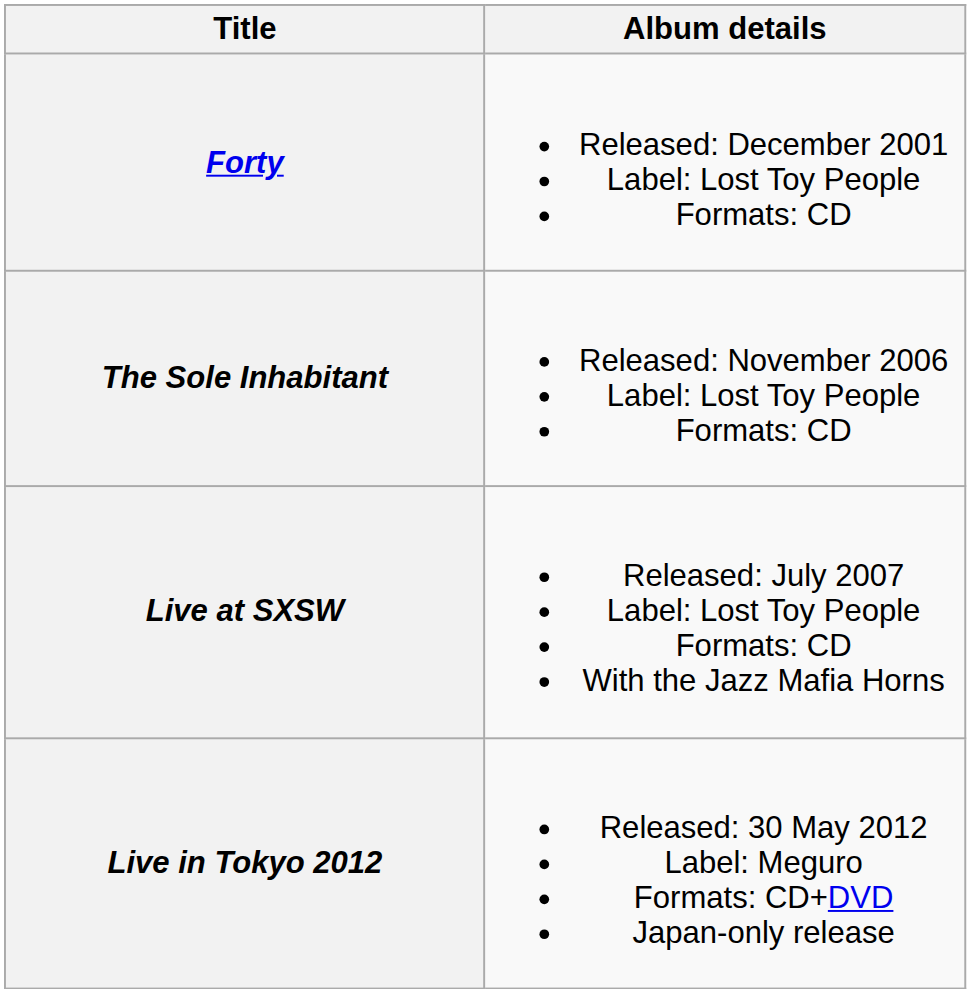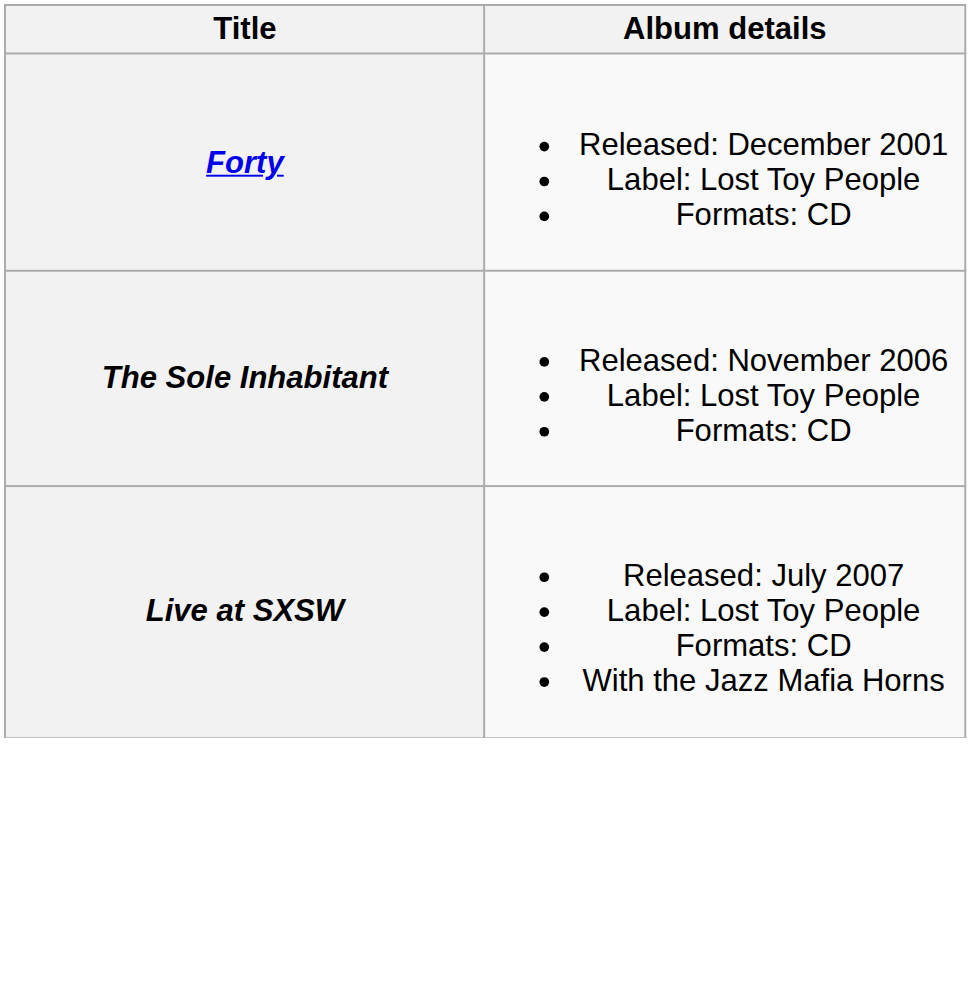- row: (245, 862)
